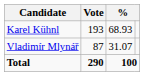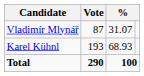rows swapped: (33, 29) <-> (43, 46)
